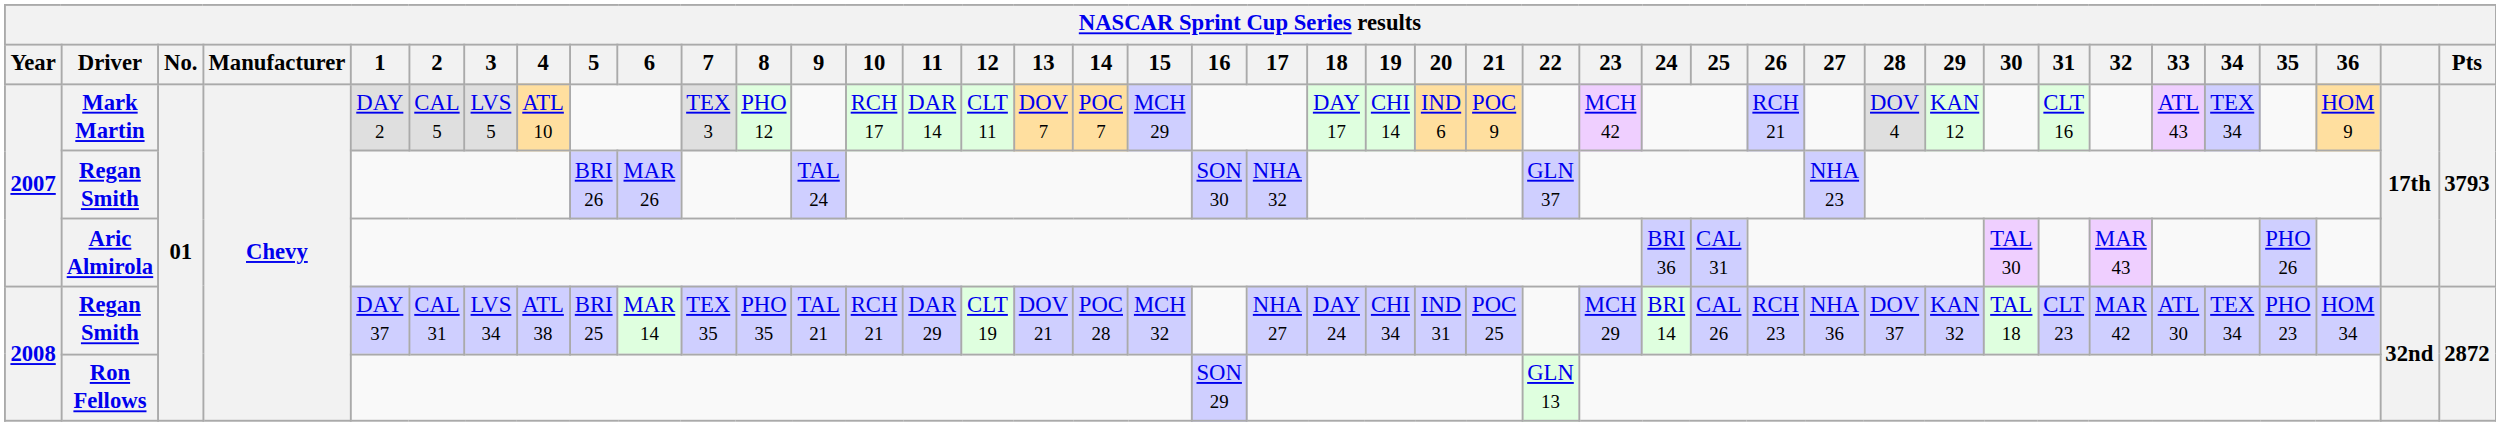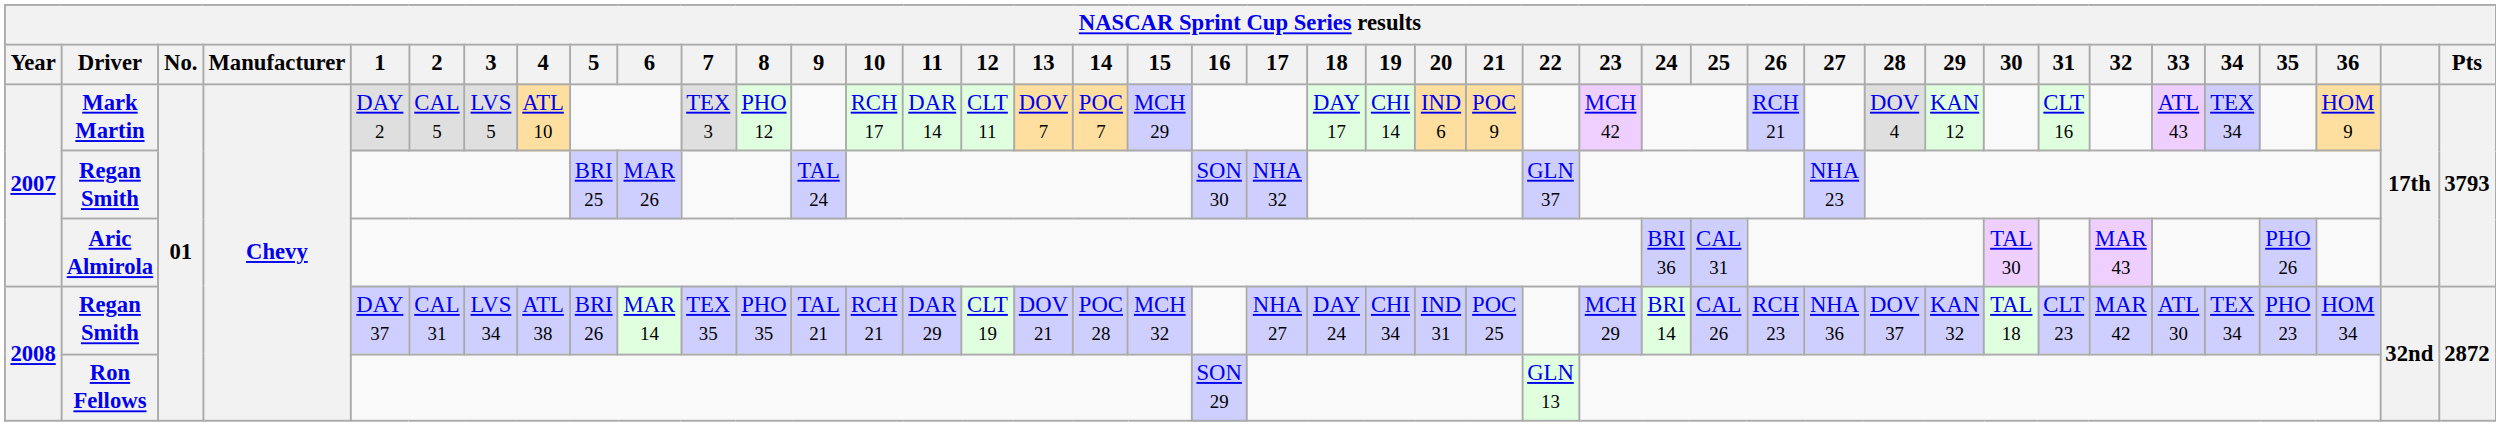(594, 183) BRI 26 -> (594, 183) BRI 25
(594, 318) BRI 25 -> (594, 318) BRI 26
